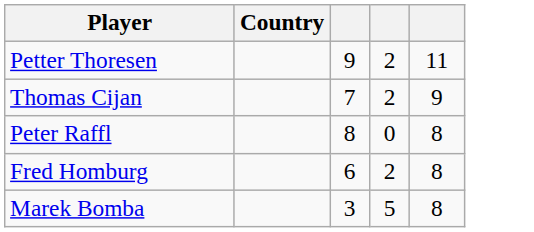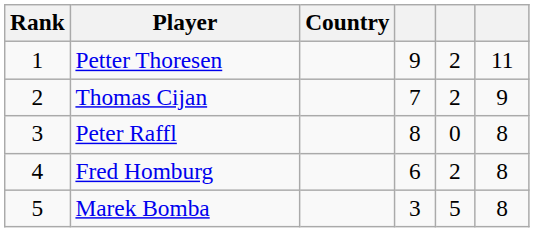+ column: (37, 23)
